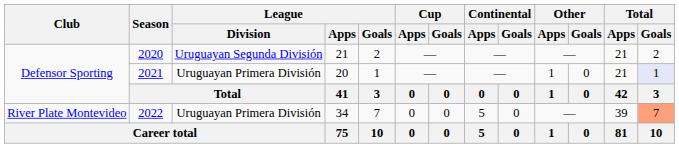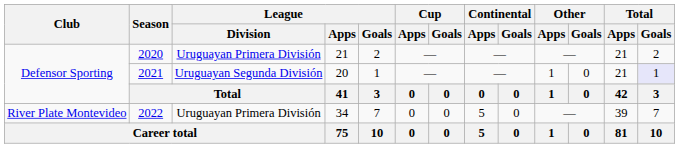(249, 53) Uruguayan Segunda División -> (249, 53) Uruguayan Primera División
(249, 73) Uruguayan Primera División -> (249, 73) Uruguayan Segunda División
(656, 113) lightsalmon background -> (656, 113) no background
